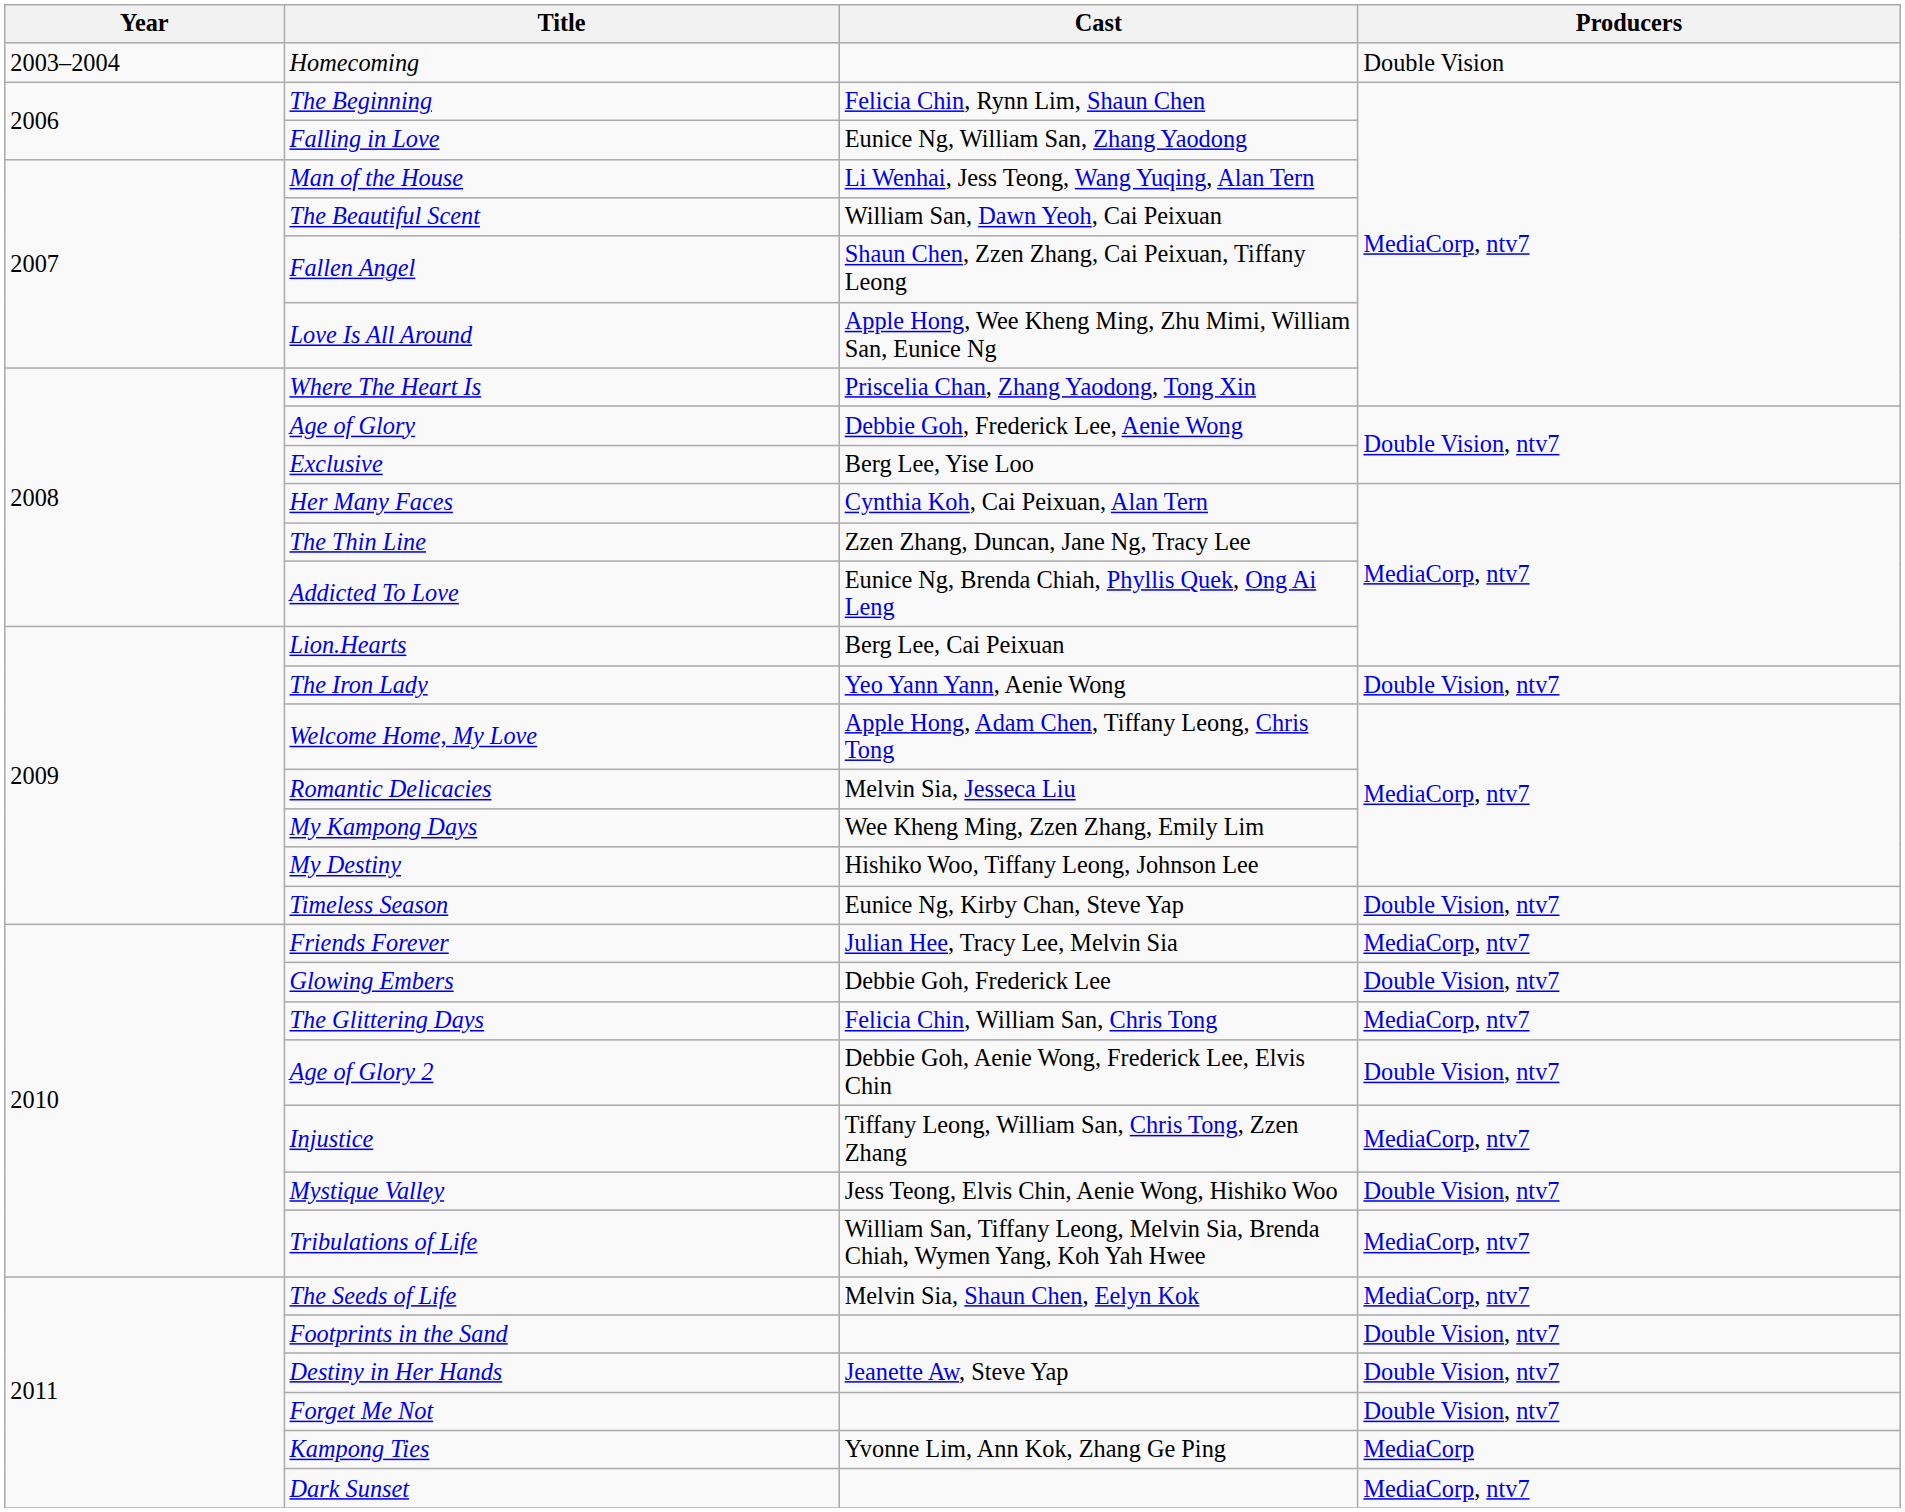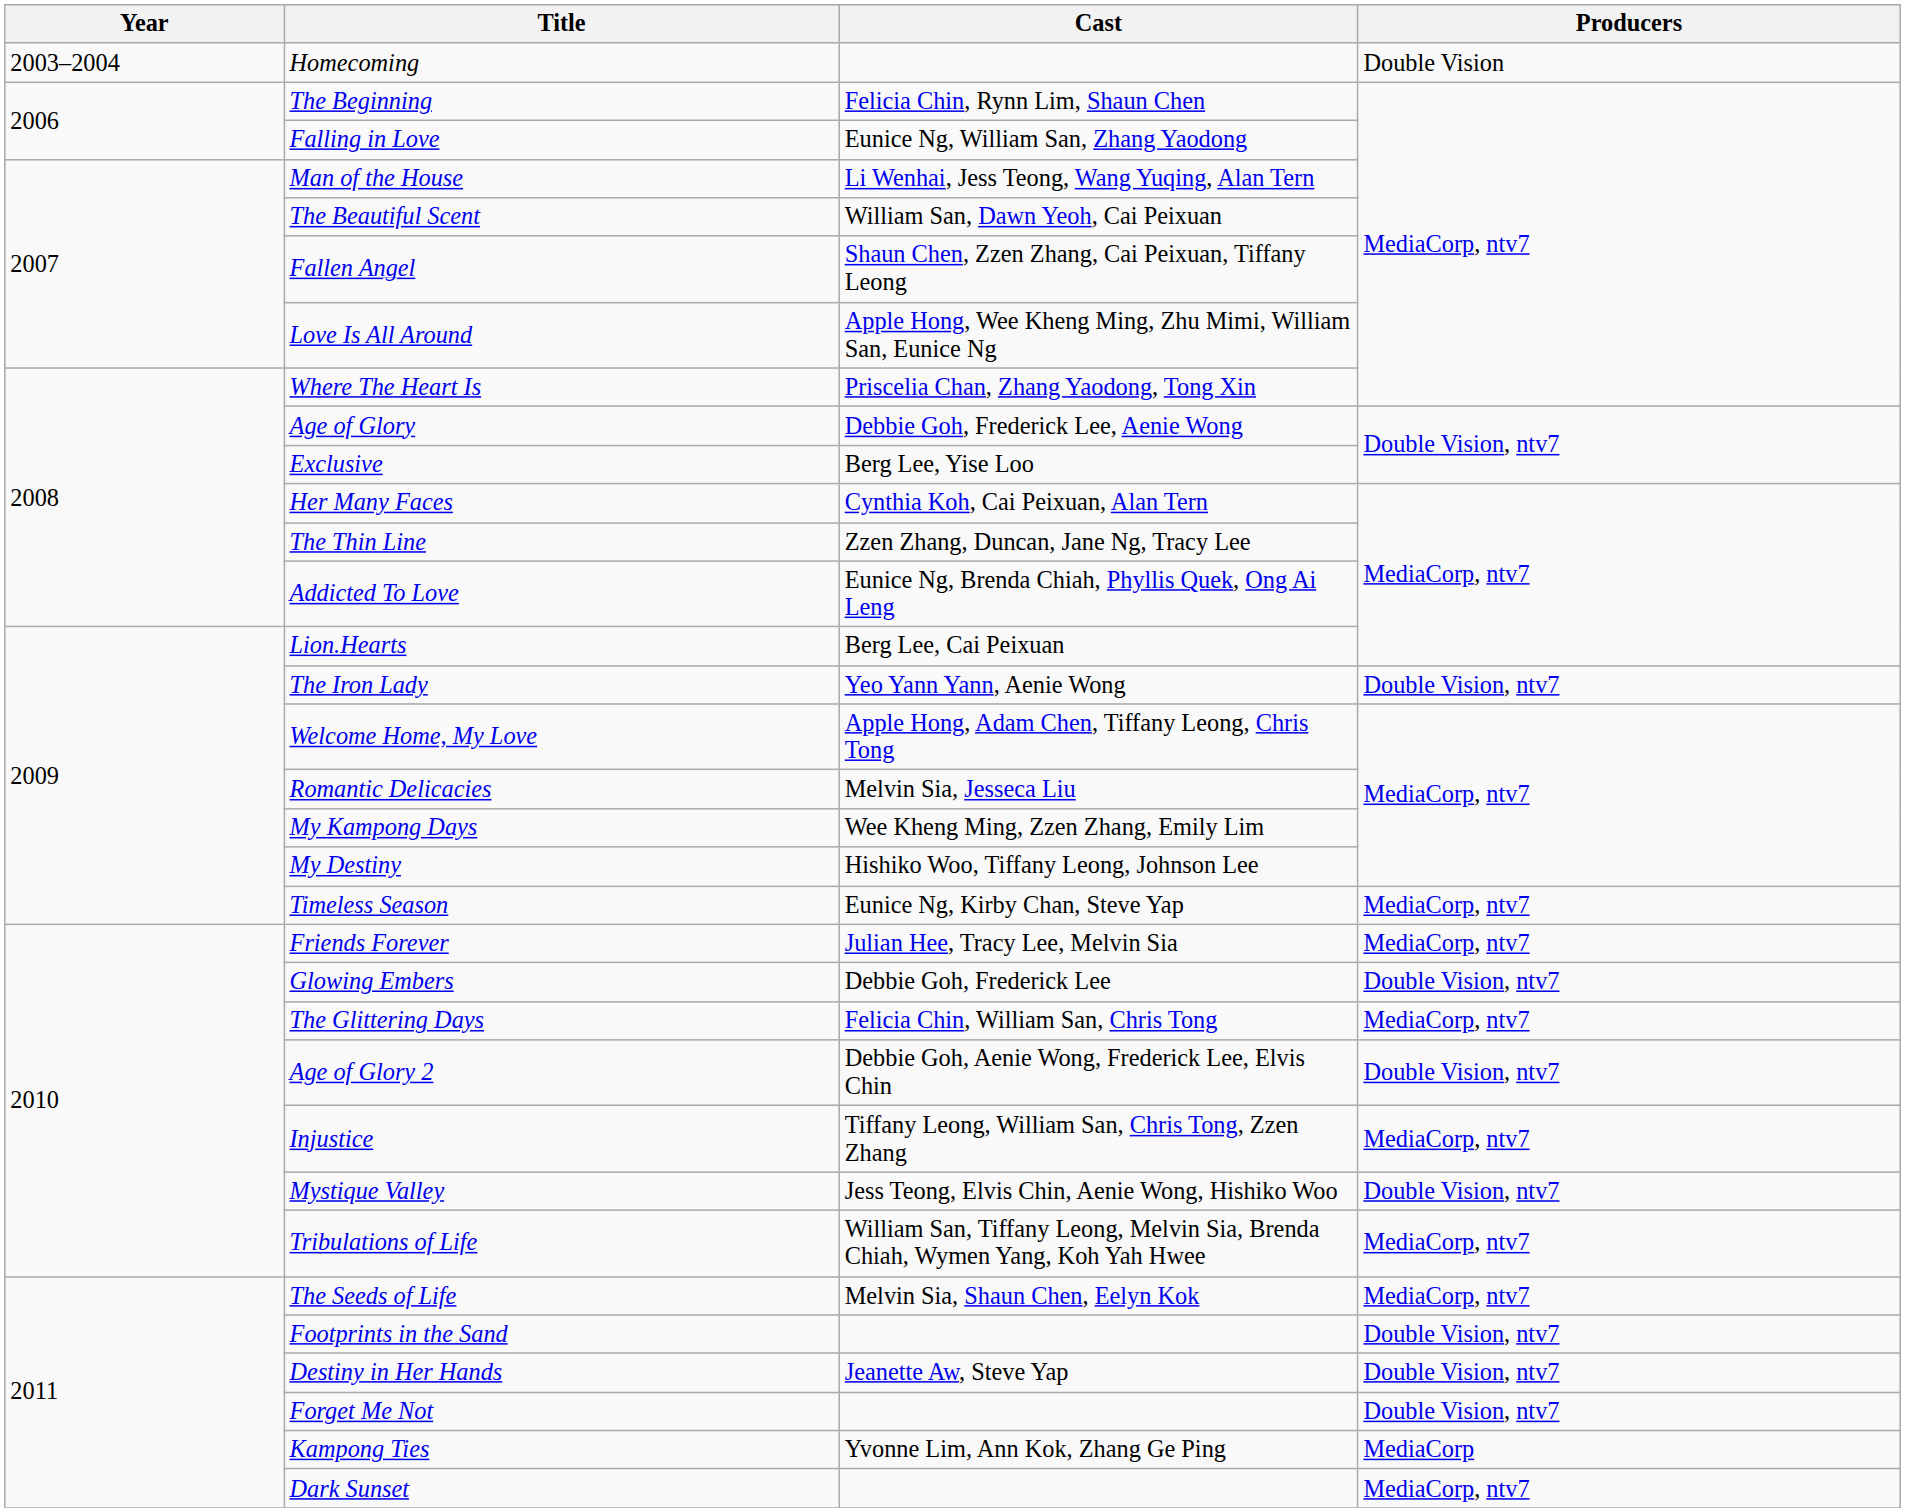(1461, 904) Double Vision, ntv7 -> (1446, 904) MediaCorp, ntv7
